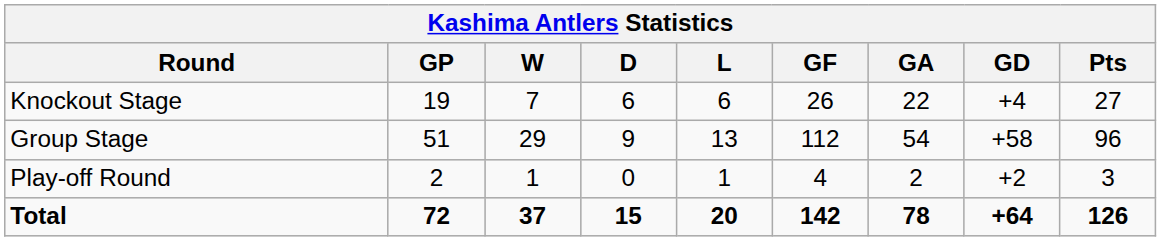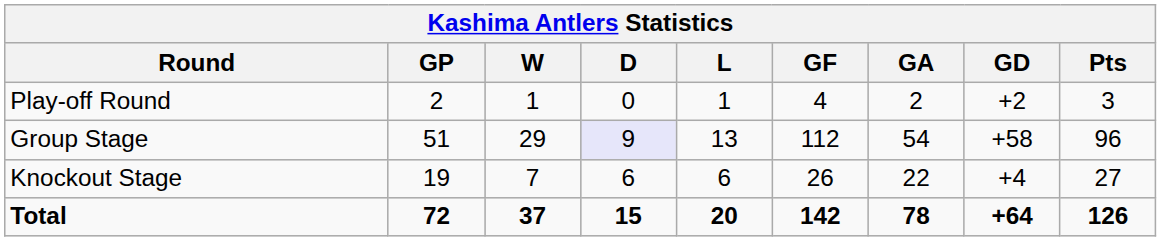rows swapped: (91, 178) <-> (96, 100)
(628, 139) no background -> (628, 139) lavender background
